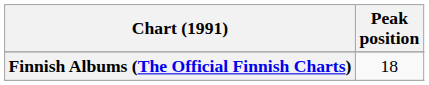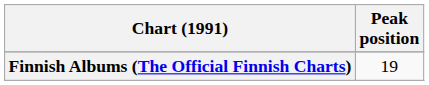(389, 66) 18 -> (389, 66) 19
